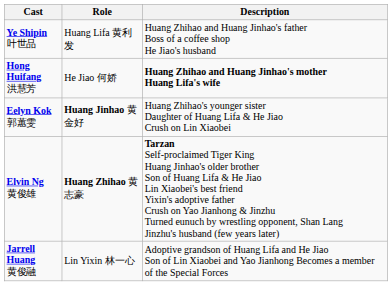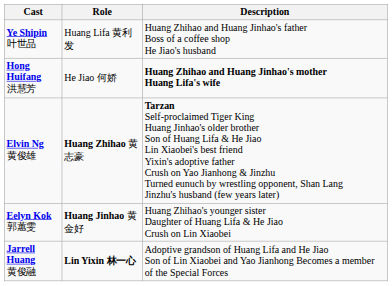rows swapped: (25, 188) <-> (29, 116)
(99, 260) normal -> (100, 260) bold
